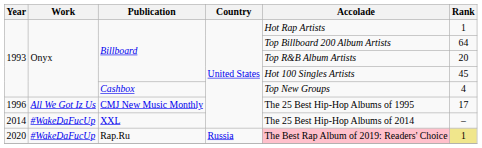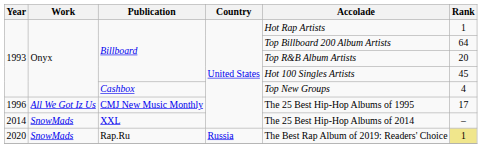(63, 120) #WakeDaFucUp -> (52, 120) SnowMads
(63, 136) #WakeDaFucUp -> (52, 136) SnowMads
(356, 136) pink background -> (356, 136) no background
